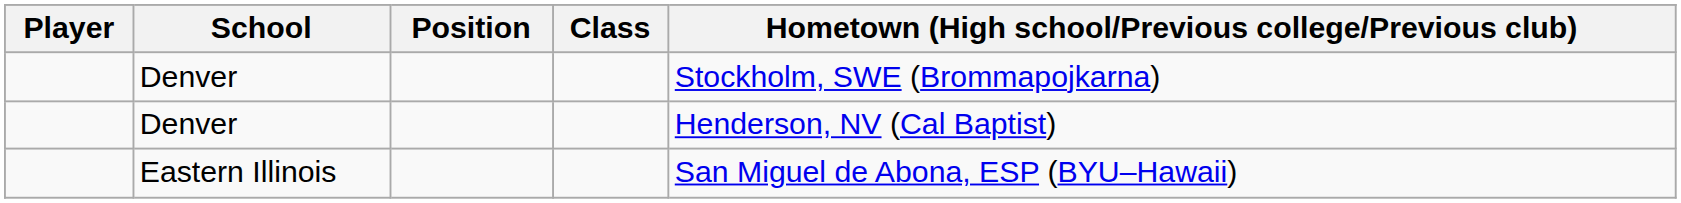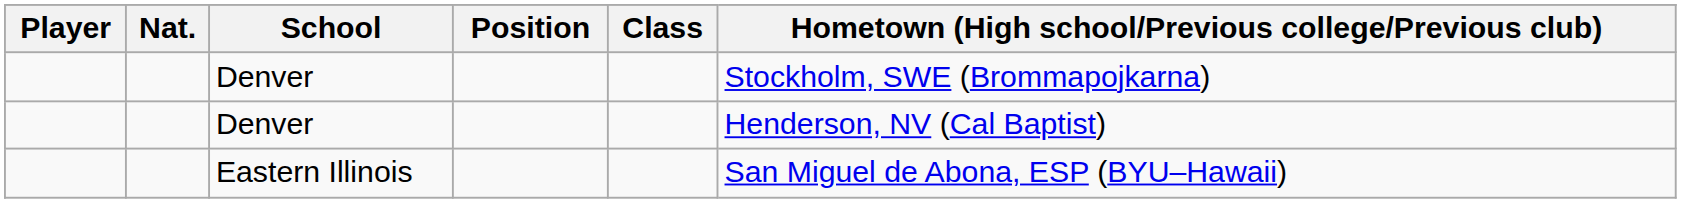+ column: (168, 28)
